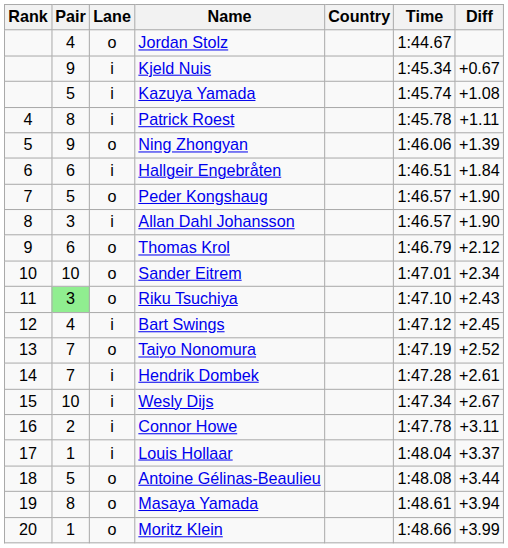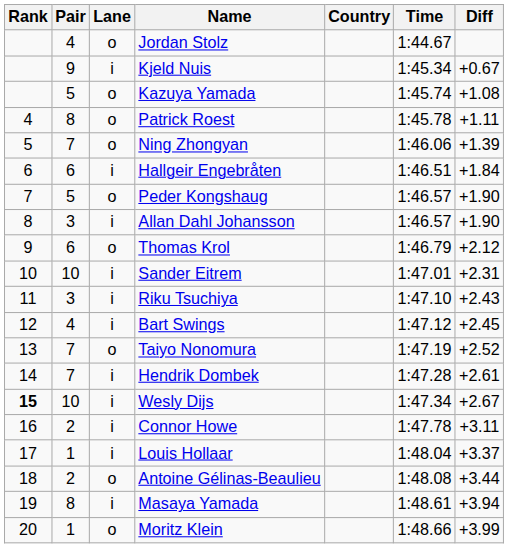(112, 94) i -> (112, 94) o
(112, 119) i -> (112, 119) o
(70, 145) 9 -> (70, 145) 7
(112, 273) o -> (112, 273) i
(479, 273) +2.34 -> (479, 273) +2.31
(70, 299) lightgreen background -> (70, 299) no background
(112, 299) o -> (112, 299) i
(28, 401) normal -> (28, 401) bold
(70, 478) 5 -> (70, 478) 2
(112, 504) o -> (112, 504) i
